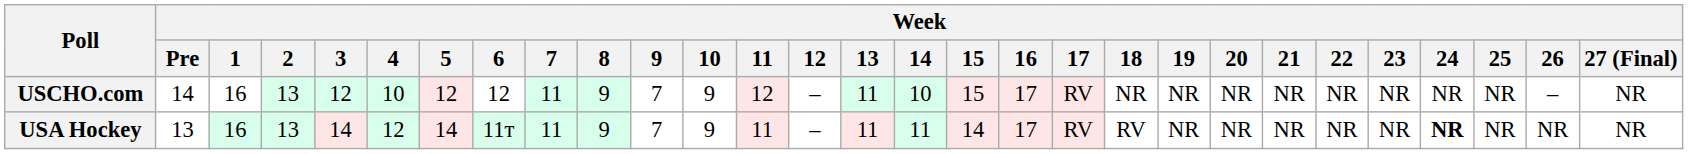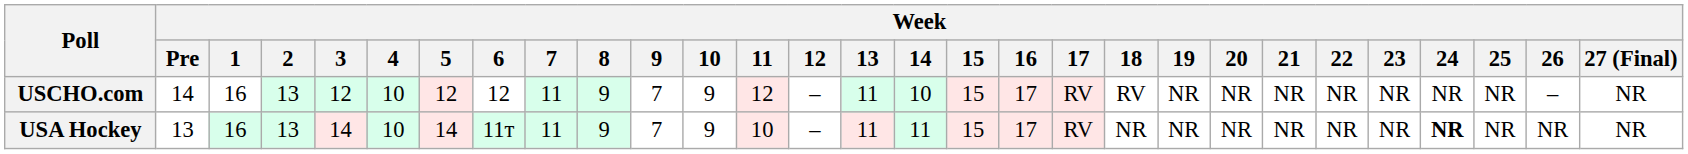(1131, 93) NR -> (1131, 93) RV
(393, 129) 12 -> (393, 129) 10
(762, 129) 11 -> (762, 129) 10
(973, 129) 14 -> (973, 129) 15
(1131, 129) RV -> (1131, 129) NR
